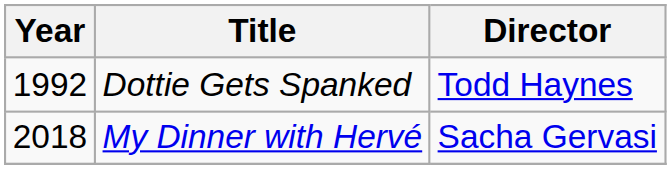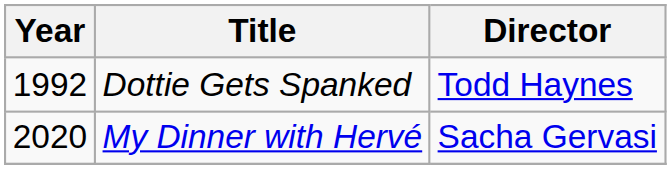(50, 137) 2018 -> (50, 137) 2020
